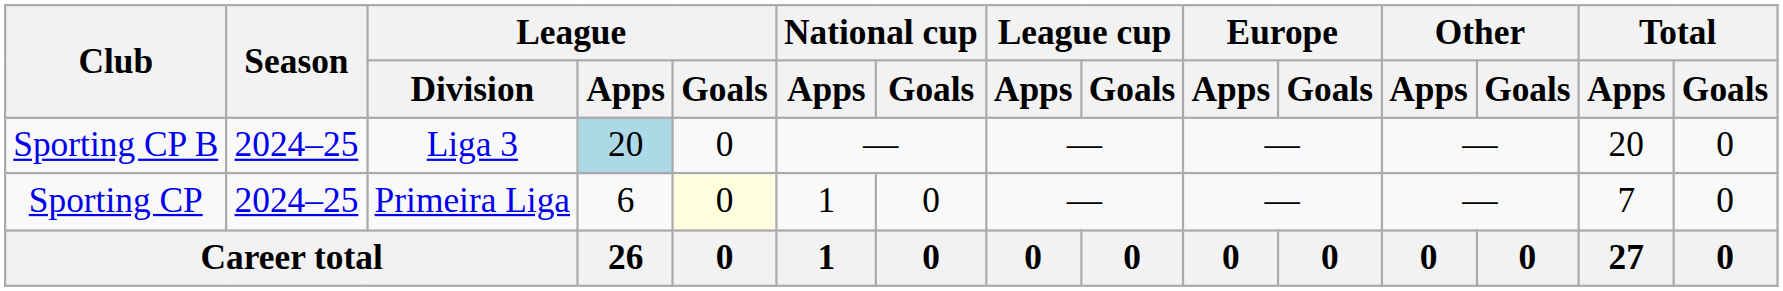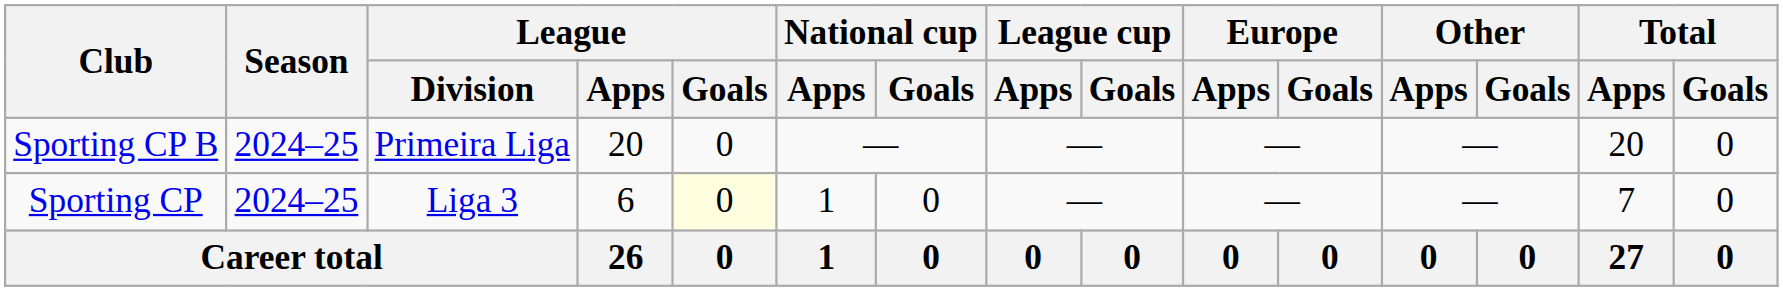(472, 144) Liga 3 -> (472, 144) Primeira Liga
(626, 144) lightblue background -> (626, 144) no background
(472, 200) Primeira Liga -> (472, 200) Liga 3
